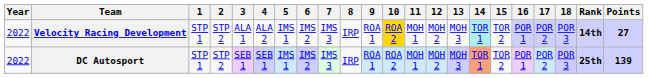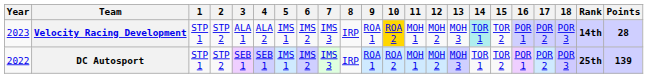(18, 33) 2022 -> (18, 33) 2023
(623, 33) 27 -> (623, 33) 28
(480, 60) lightsalmon background -> (480, 60) no background
